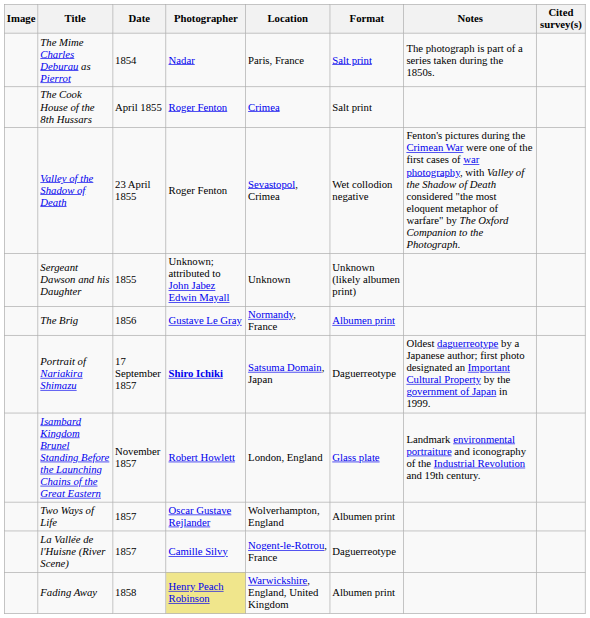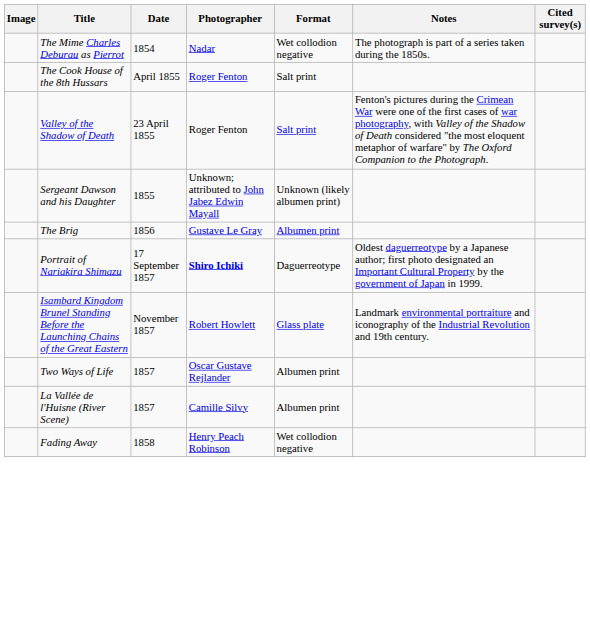- column: (288, 19)
(352, 60) Salt print -> (307, 48) Wet collodion negative
(362, 190) Wet collodion negative -> (296, 130) Salt print
(364, 551) Daguerreotype -> (308, 407) Albumen print
(196, 593) khaki background -> (216, 442) no background
(364, 593) Albumen print -> (307, 442) Wet collodion negative
